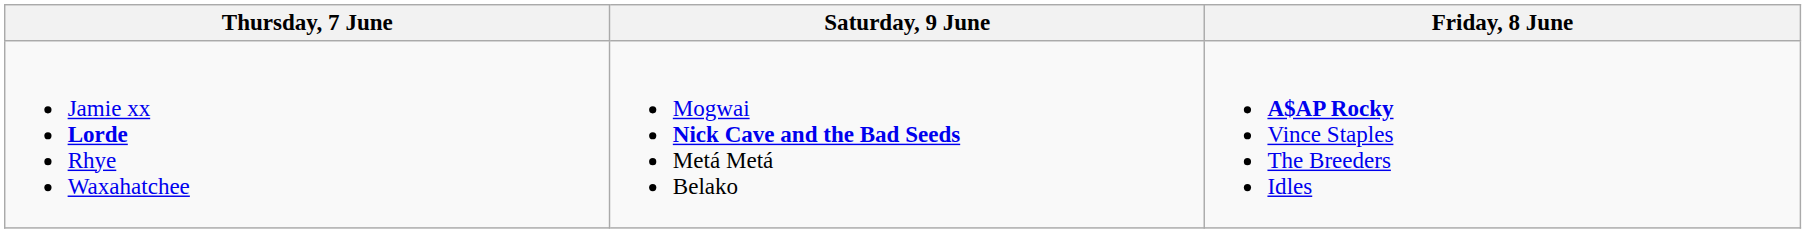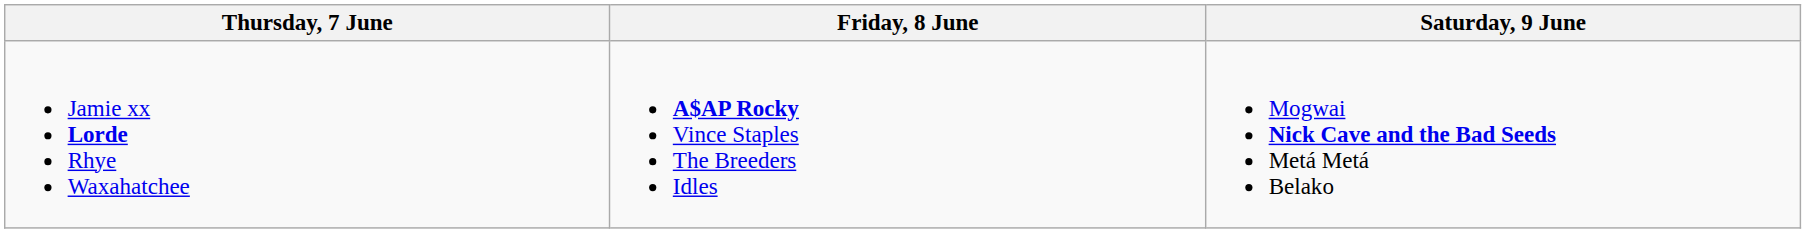columns swapped: (1502, 22) <-> (907, 22)
